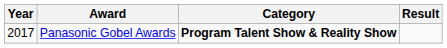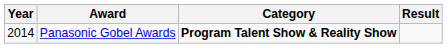(21, 33) 2017 -> (21, 33) 2014
